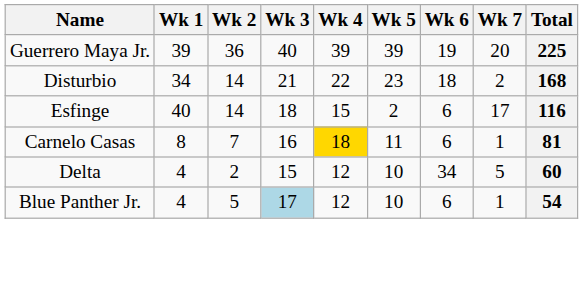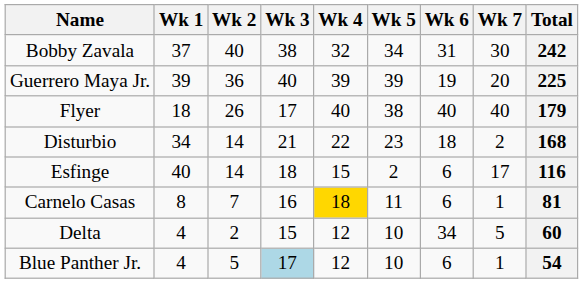+ row: (80, 50)
+ row: (80, 111)
